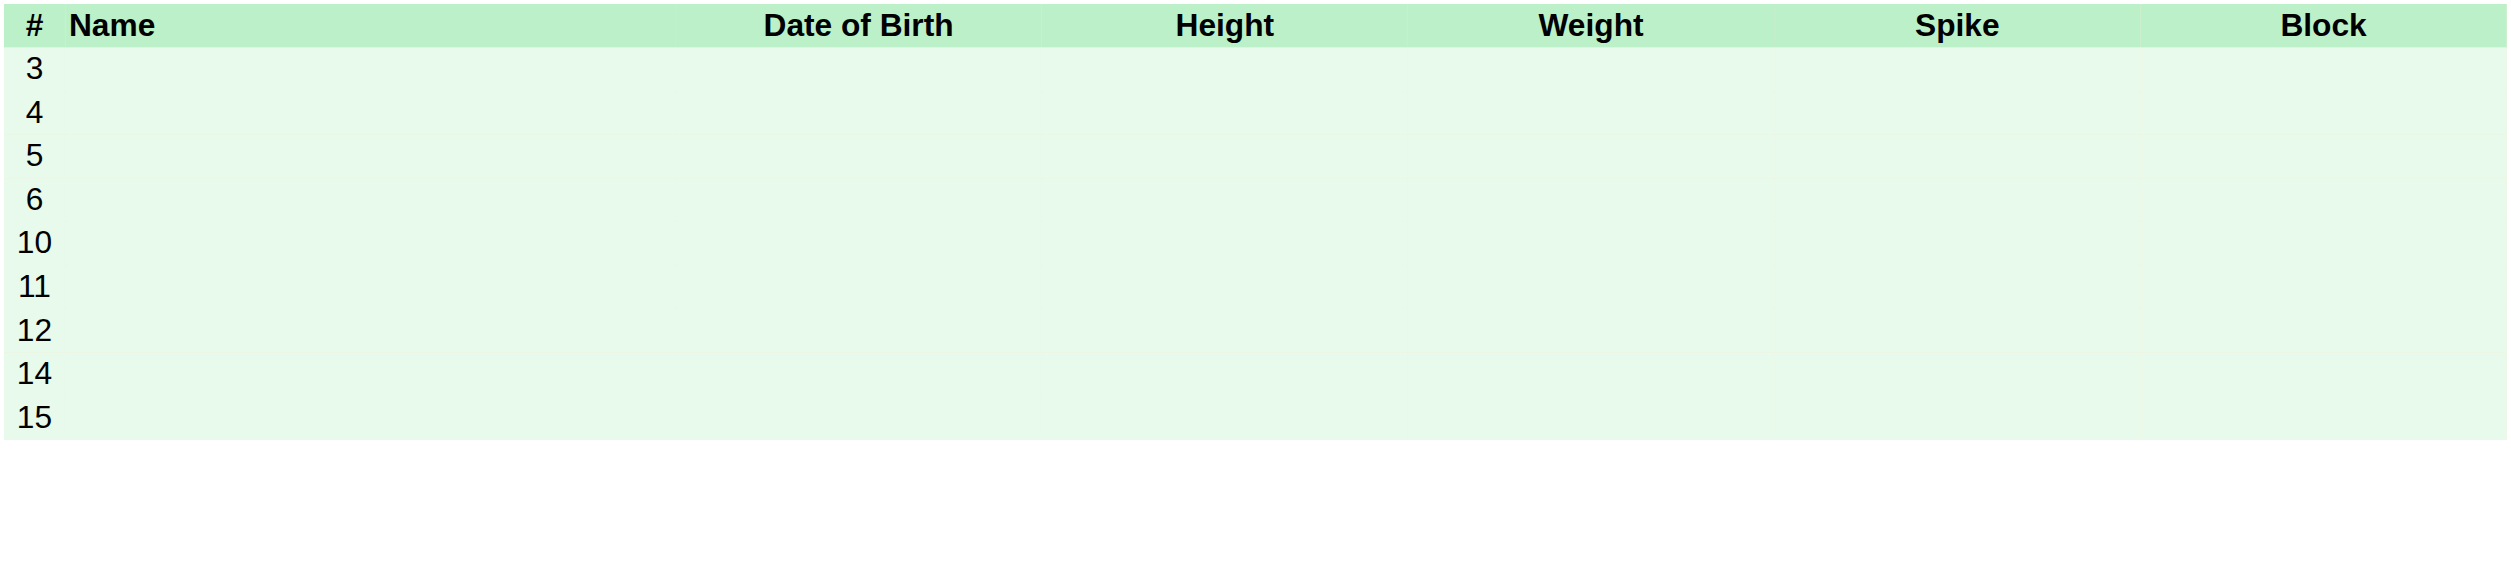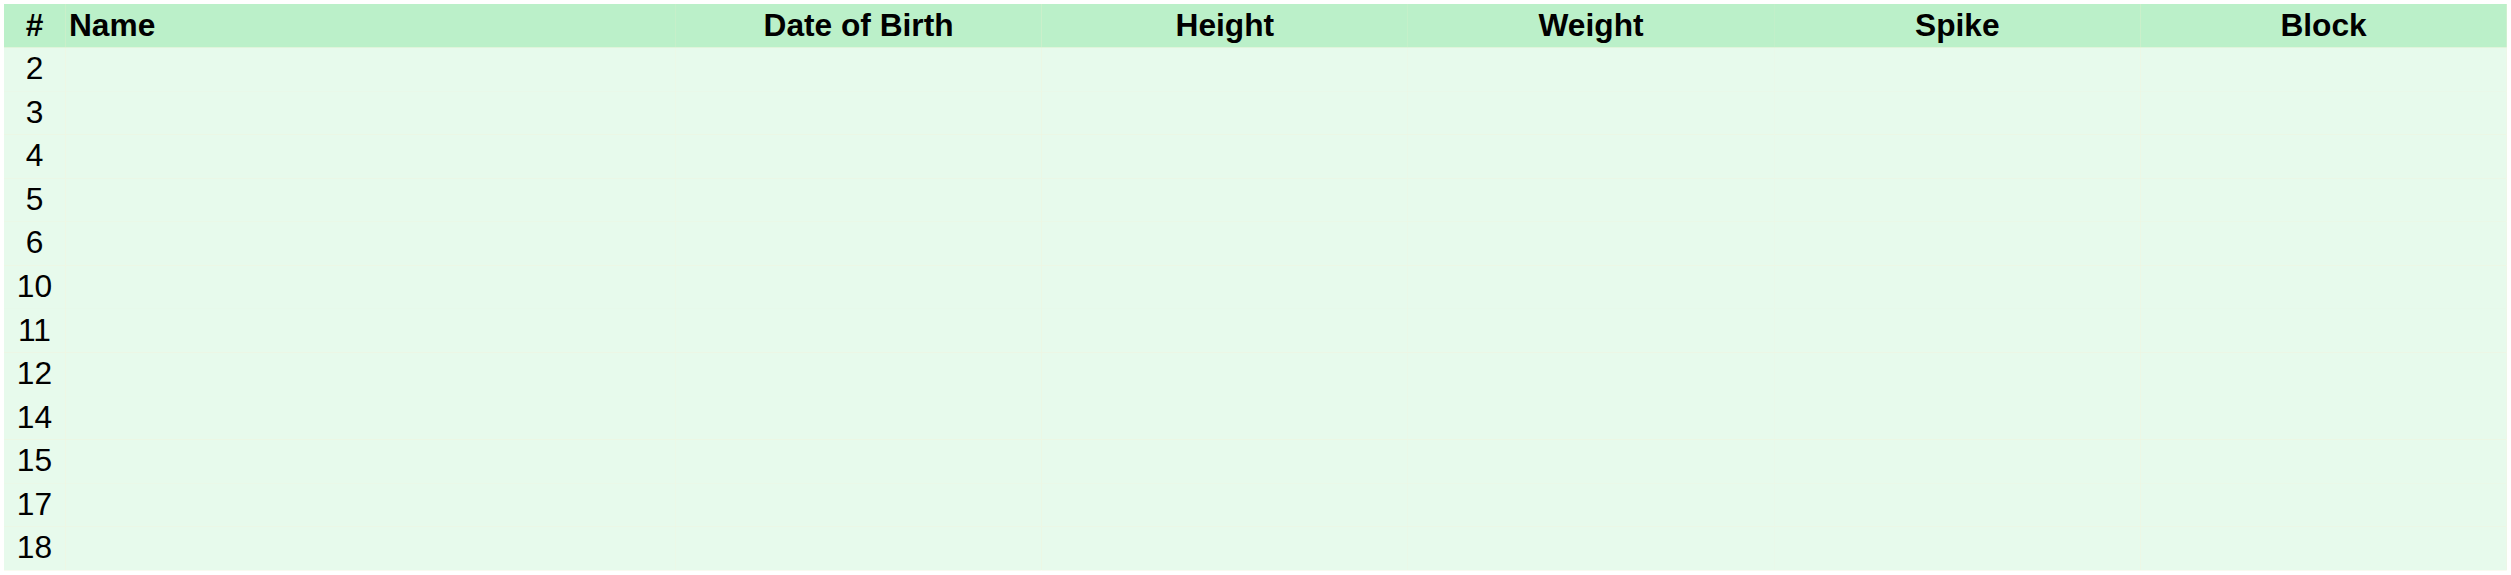+ row: (35, 68)
+ row: (34, 504)
+ row: (34, 548)
